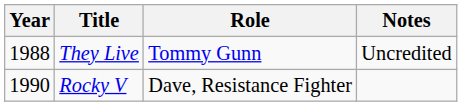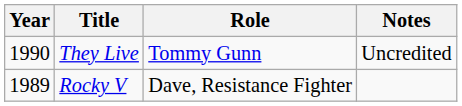(30, 52) 1988 -> (30, 52) 1990
(30, 85) 1990 -> (30, 85) 1989
